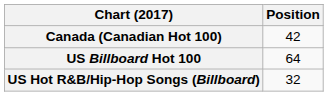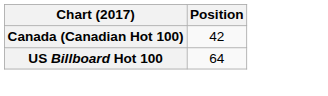- row: (134, 79)
